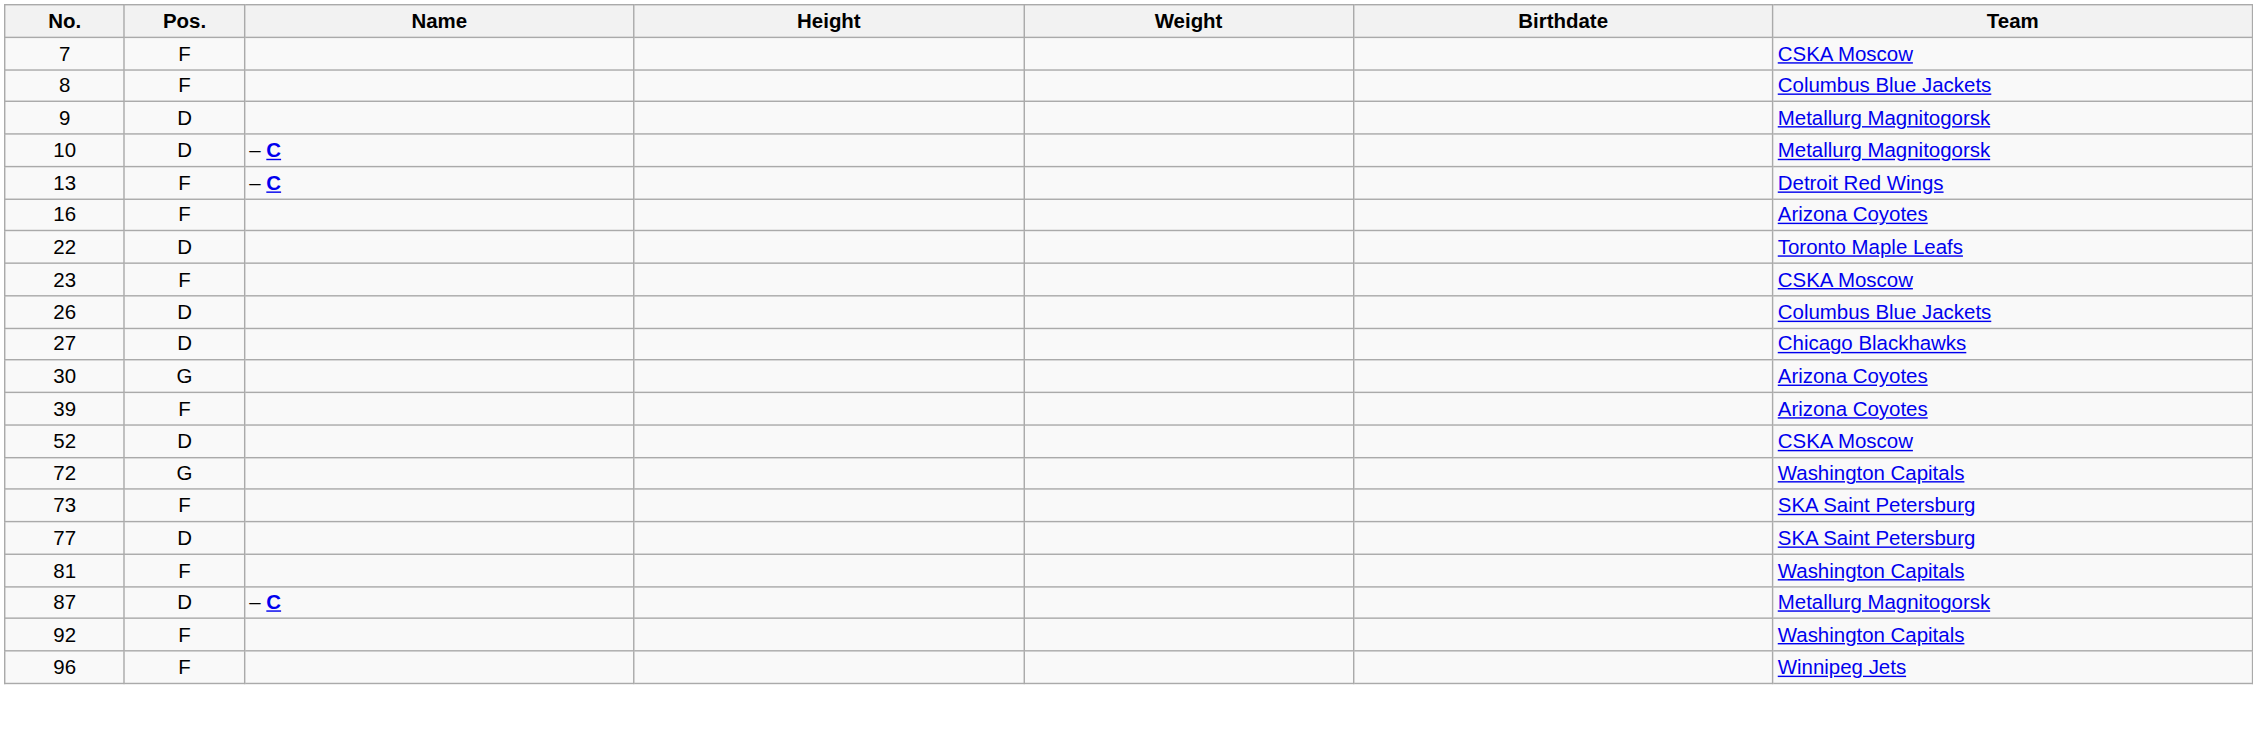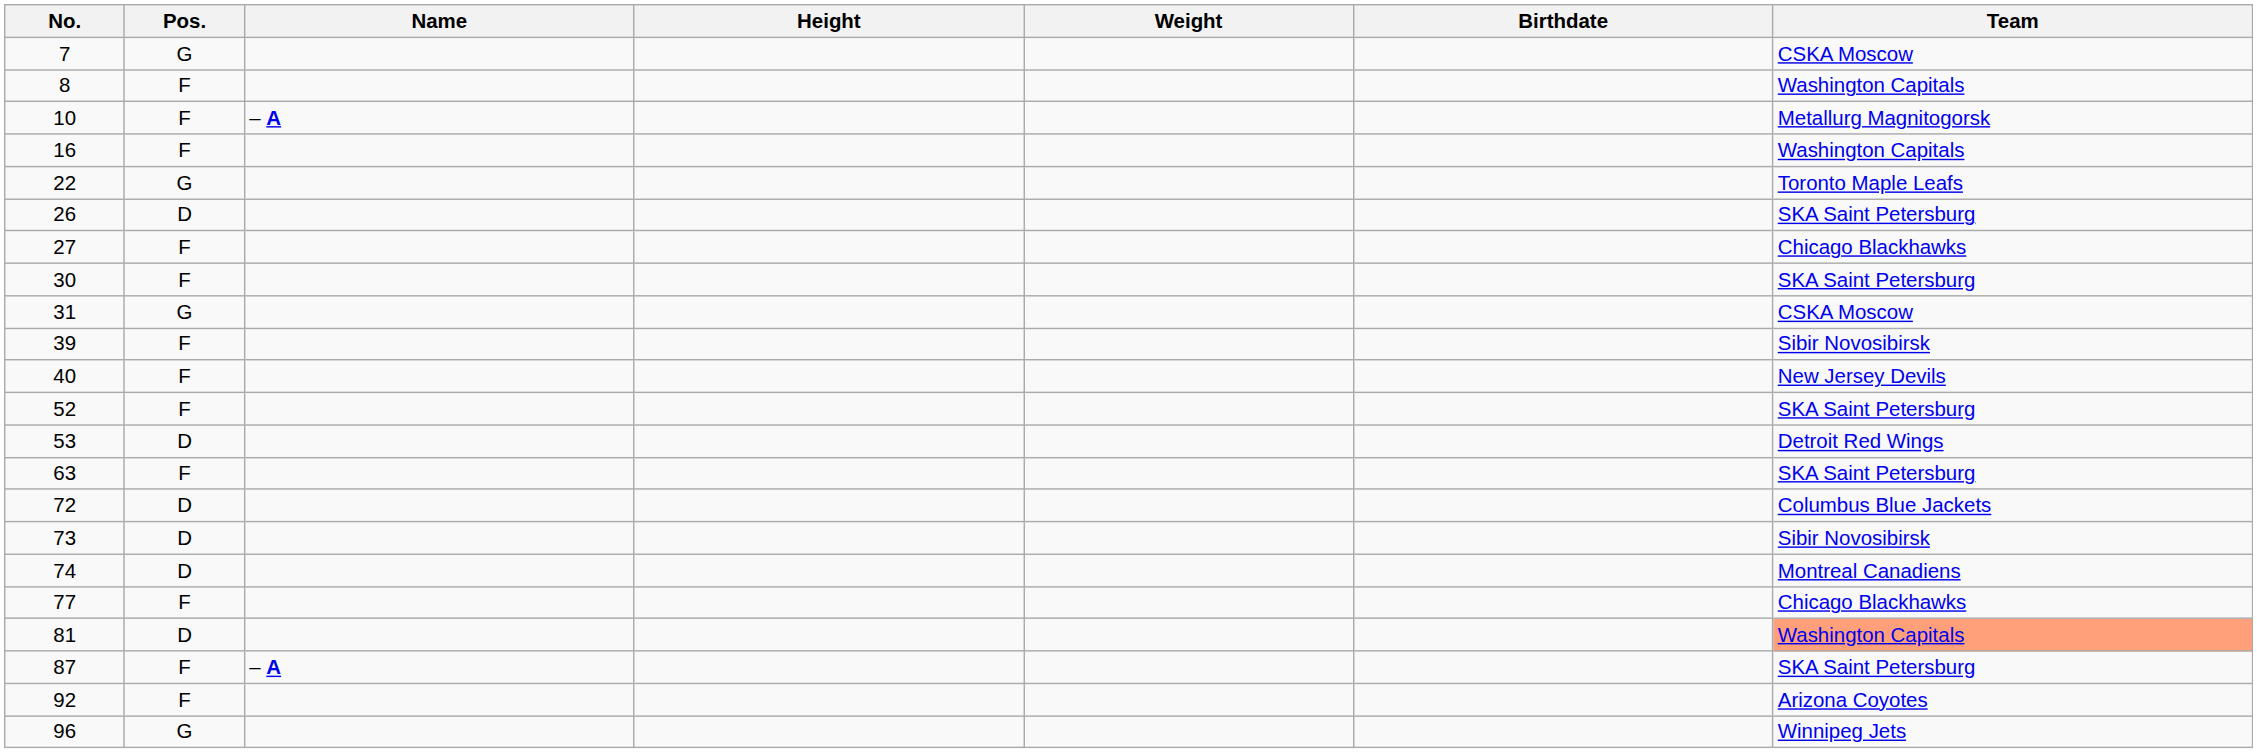(185, 54) F -> (185, 54) G
(1885, 86) Columbus Blue Jackets -> (1871, 86) Washington Capitals
- row: (65, 118)
(185, 150) D -> (185, 118) F
(265, 150) – C -> (265, 118) – A
- row: (65, 183)
(1853, 215) Arizona Coyotes -> (1871, 150) Washington Capitals
(185, 247) D -> (185, 183) G
- row: (65, 280)
(1885, 312) Columbus Blue Jackets -> (1877, 215) SKA Saint Petersburg
(185, 344) D -> (185, 247) F
(185, 377) G -> (185, 280) F
(1853, 377) Arizona Coyotes -> (1877, 280) SKA Saint Petersburg
+ row: (65, 312)
(1853, 409) Arizona Coyotes -> (1854, 344) Sibir Novosibirsk
+ row: (65, 377)
(185, 441) D -> (185, 409) F
(1845, 441) CSKA Moscow -> (1877, 409) SKA Saint Petersburg
+ row: (65, 441)
+ row: (65, 474)
(185, 474) G -> (185, 506) D
(1871, 474) Washington Capitals -> (1885, 506) Columbus Blue Jackets
(185, 506) F -> (185, 538) D
(1877, 506) SKA Saint Petersburg -> (1854, 538) Sibir Novosibirsk
+ row: (65, 570)
(185, 538) D -> (185, 603) F
(1877, 538) SKA Saint Petersburg -> (1872, 603) Chicago Blackhawks
(185, 570) F -> (185, 635) D
(1871, 570) no background -> (1871, 635) lightsalmon background
(185, 603) D -> (185, 667) F
(265, 603) – C -> (265, 667) – A
(1884, 603) Metallurg Magnitogorsk -> (1877, 667) SKA Saint Petersburg
(1871, 635) Washington Capitals -> (1853, 700) Arizona Coyotes
(185, 667) F -> (185, 732) G
